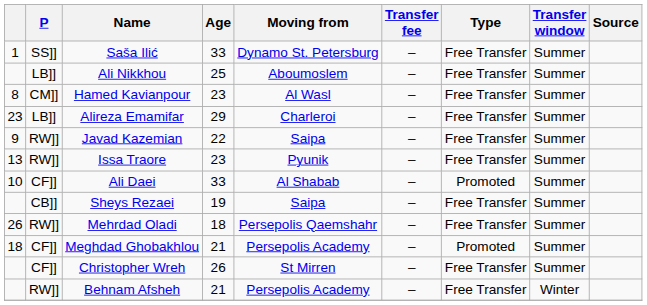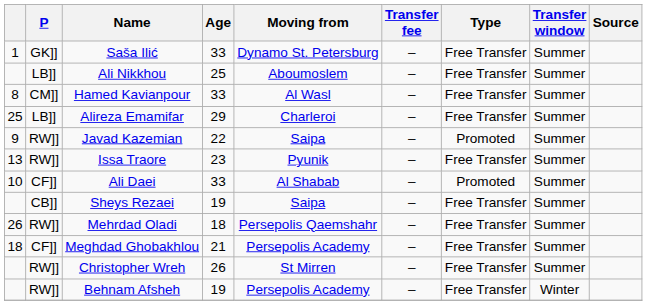(44, 52) SS]] -> (44, 52) GK]]
(218, 95) 23 -> (218, 95) 33
(15, 116) 23 -> (15, 116) 25
(486, 138) Free Transfer -> (486, 138) Promoted
(486, 246) Promoted -> (486, 246) Free Transfer
(44, 267) CF]] -> (44, 267) RW]]
(218, 289) 21 -> (218, 289) 19
